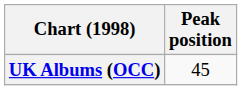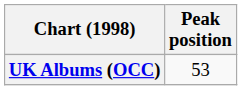(200, 69) 45 -> (200, 69) 53
